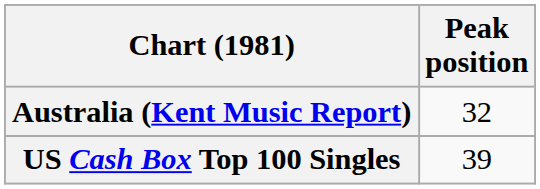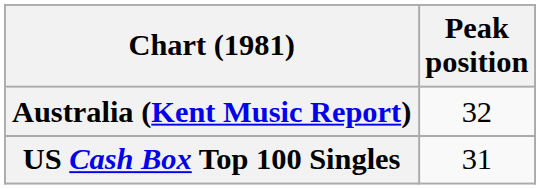(477, 159) 39 -> (477, 159) 31
